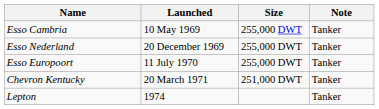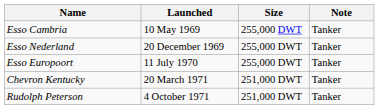+ row: (45, 96)
- row: (21, 96)
